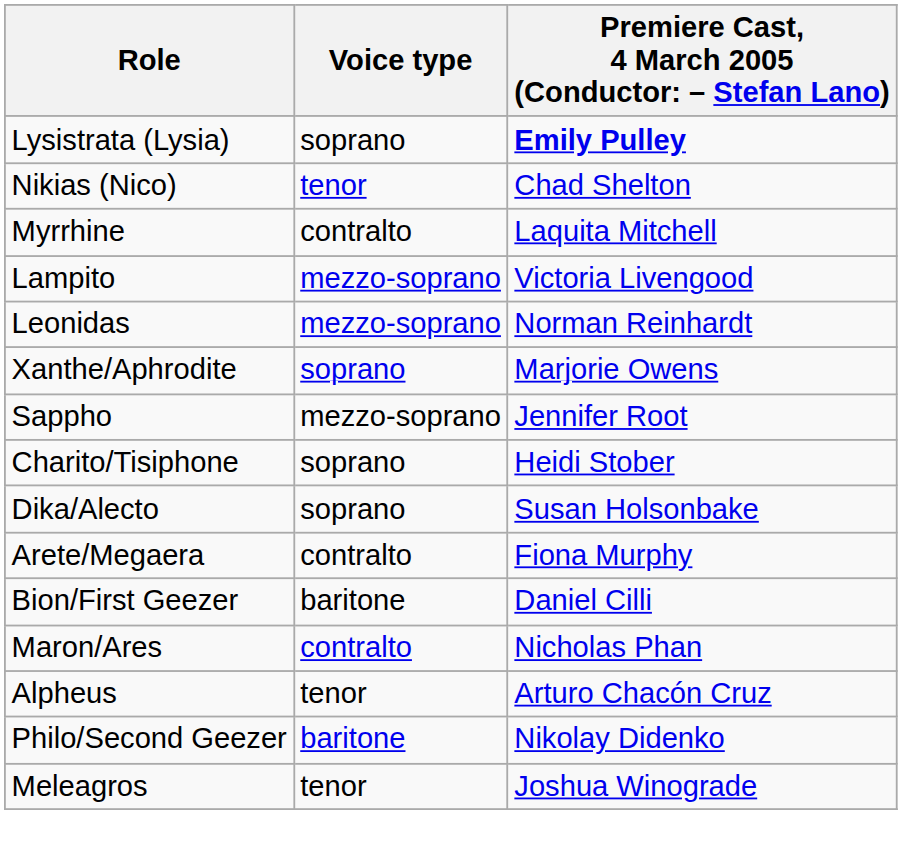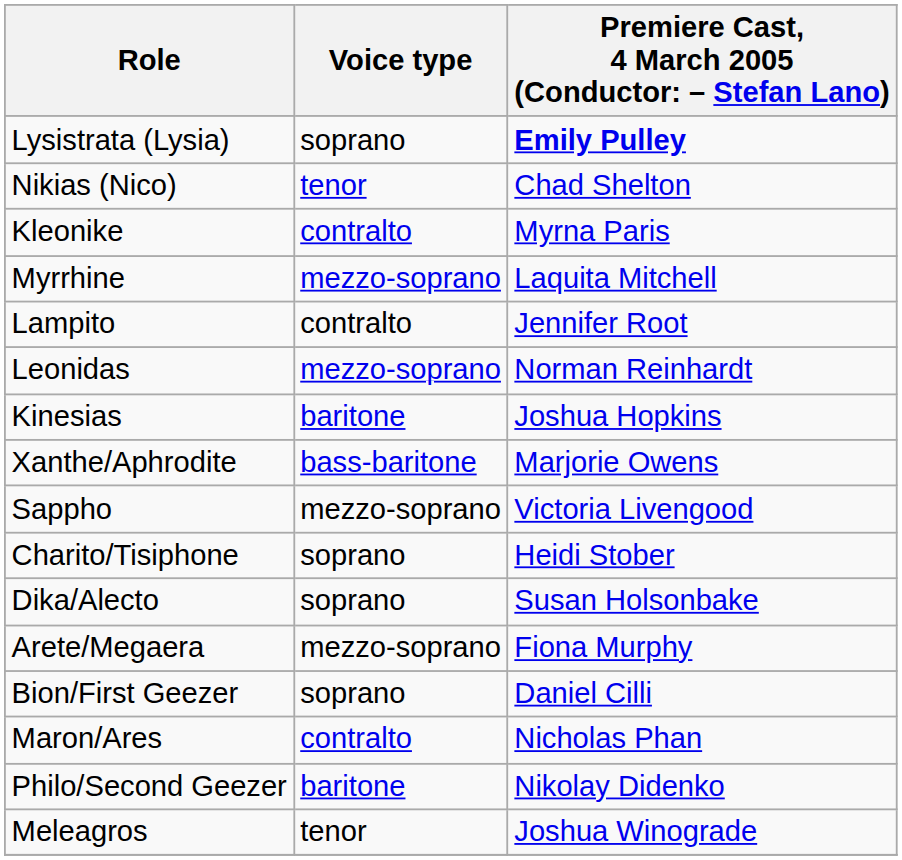+ row: (67, 231)
(356, 231) contralto -> (401, 277) mezzo-soprano
(401, 277) mezzo-soprano -> (356, 324) contralto
(634, 277) Victoria Livengood -> (601, 324) Jennifer Root
+ row: (67, 416)
(353, 370) soprano -> (388, 462) bass-baritone
(601, 416) Jennifer Root -> (634, 508) Victoria Livengood
(356, 554) contralto -> (401, 647) mezzo-soprano
(353, 601) baritone -> (353, 693) soprano
- row: (64, 693)
